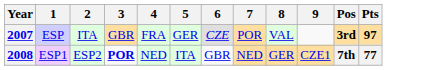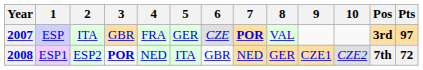+ column: (352, 14)
(250, 34) normal -> (250, 34) bold
(370, 55) 77 -> (407, 55) 72
